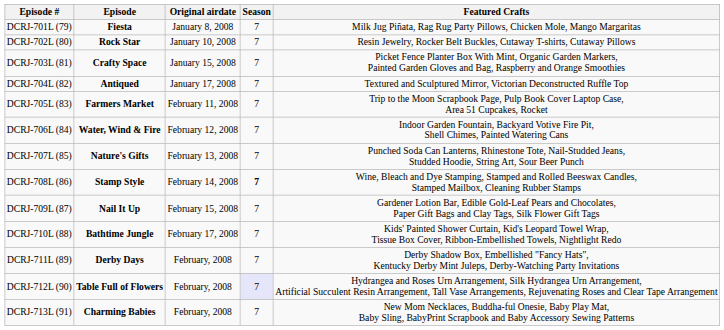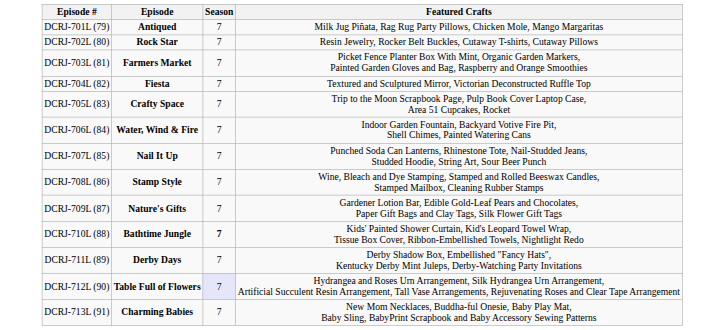- column: (203, 12)
(120, 27) Fiesta -> (157, 27) Antiqued
(120, 63) Crafty Space -> (157, 63) Farmers Market
(120, 83) Antiqued -> (157, 83) Fiesta
(120, 104) Farmers Market -> (157, 104) Crafty Space
(120, 156) Nature's Gifts -> (157, 156) Nail It Up
(257, 182) bold -> (219, 182) normal
(120, 208) Nail It Up -> (157, 208) Nature's Gifts
(257, 234) normal -> (219, 234) bold
